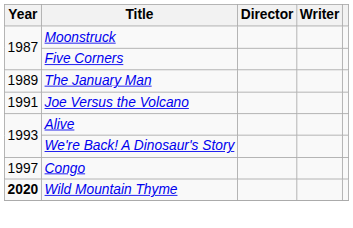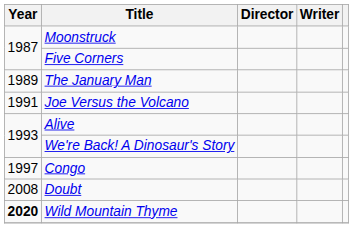+ row: (63, 189)
